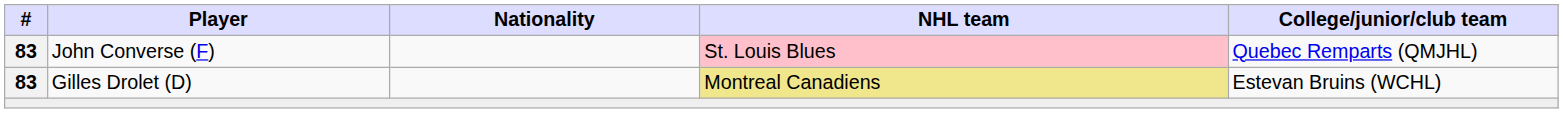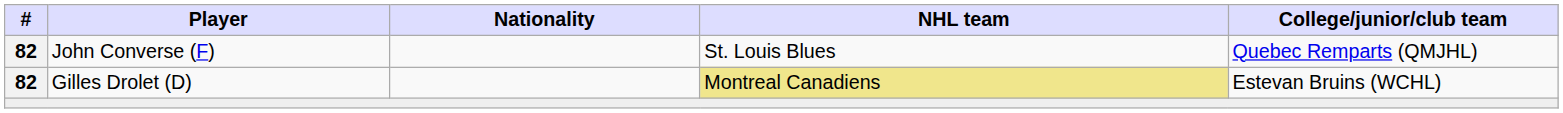(26, 51) 83 -> (26, 51) 82
(770, 51) pink background -> (770, 51) no background
(26, 82) 83 -> (26, 82) 82
